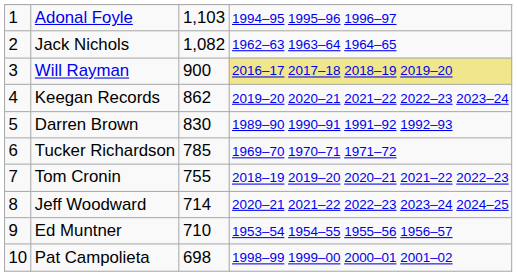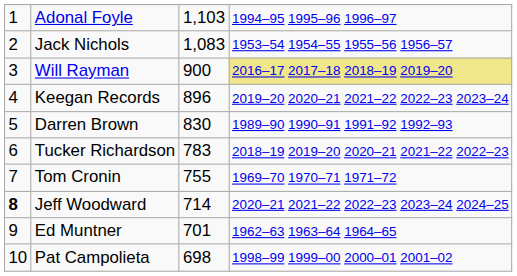(204, 44) 1,082 -> (204, 44) 1,083
(314, 44) 1962–63 1963–64 1964–65 -> (342, 44) 1953–54 1954–55 1955–56 1956–57
(197, 97) 862 -> (197, 97) 896
(197, 151) 785 -> (197, 151) 783
(314, 151) 1969–70 1970–71 1971–72 -> (370, 151) 2018–19 2019–20 2020–21 2021–22 2022–23
(370, 178) 2018–19 2019–20 2020–21 2021–22 2022–23 -> (314, 178) 1969–70 1970–71 1971–72
(13, 204) normal -> (13, 204) bold
(197, 230) 710 -> (197, 230) 701
(342, 231) 1953–54 1954–55 1955–56 1956–57 -> (314, 231) 1962–63 1963–64 1964–65
